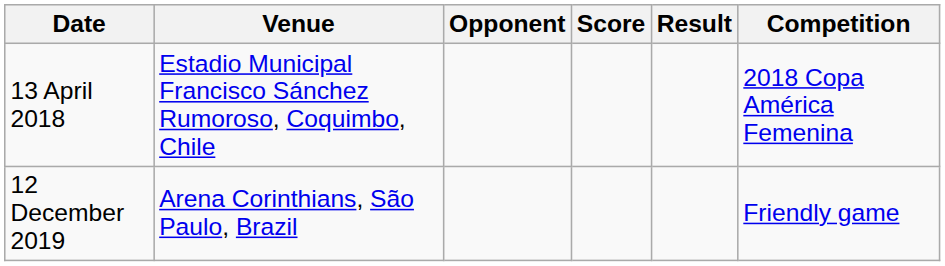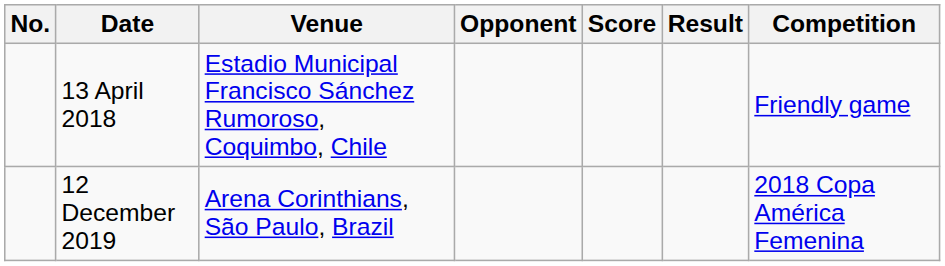+ column: (30, 24)
(804, 104) 2018 Copa América Femenina -> (832, 104) Friendly game
(821, 213) Friendly game -> (815, 213) 2018 Copa América Femenina
